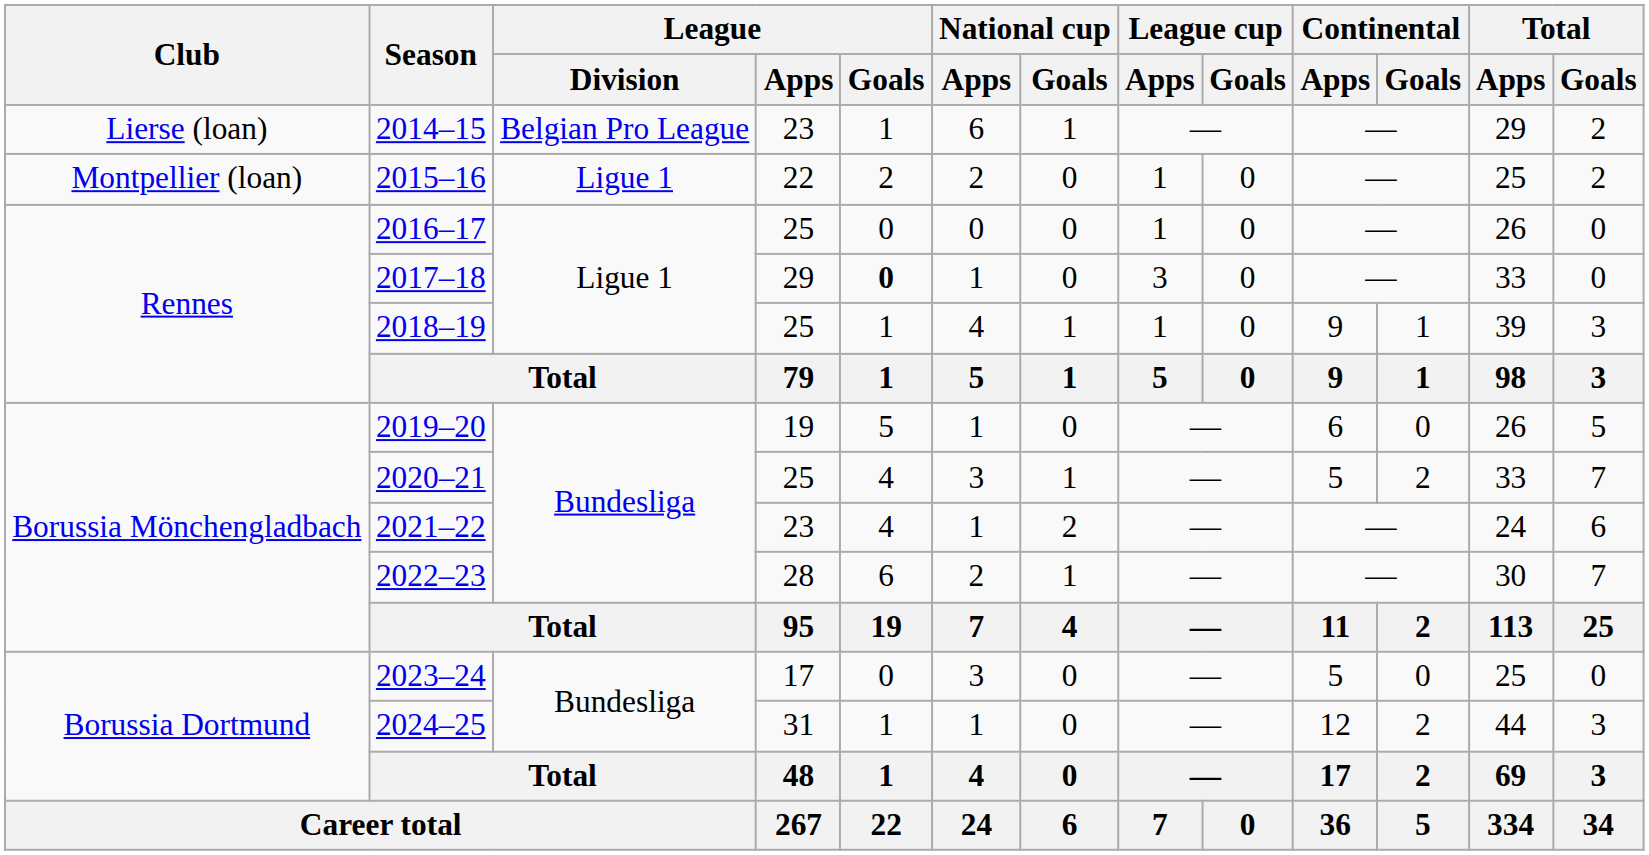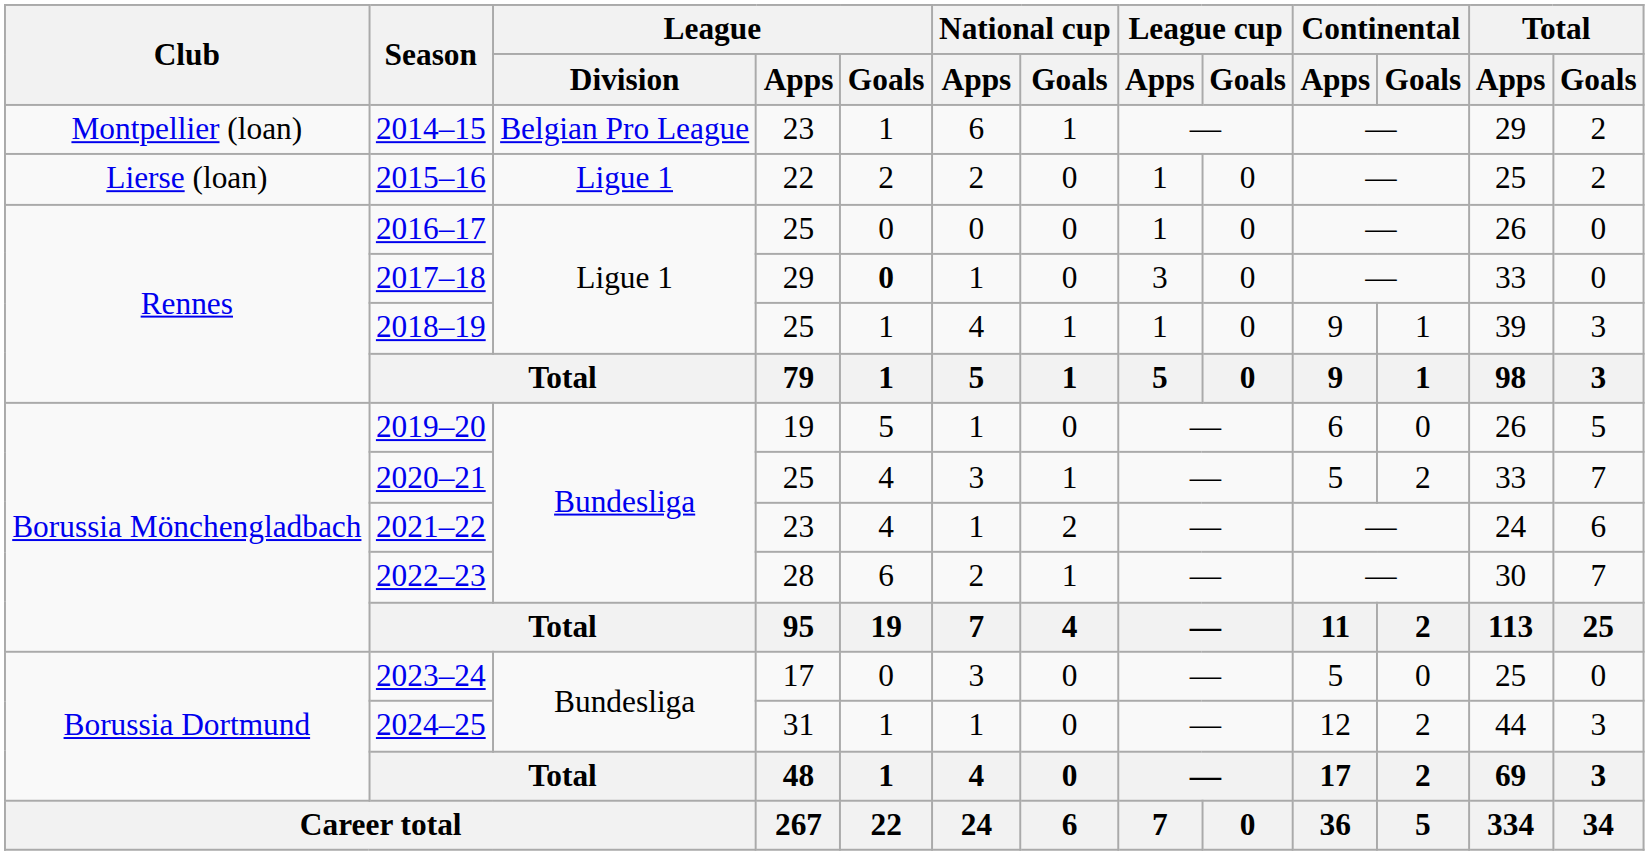(187, 128) Lierse (loan) -> (187, 128) Montpellier (loan)
(187, 178) Montpellier (loan) -> (187, 178) Lierse (loan)
